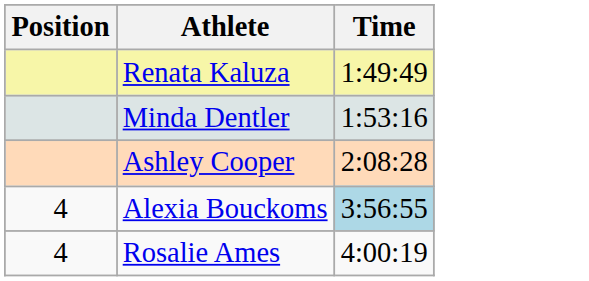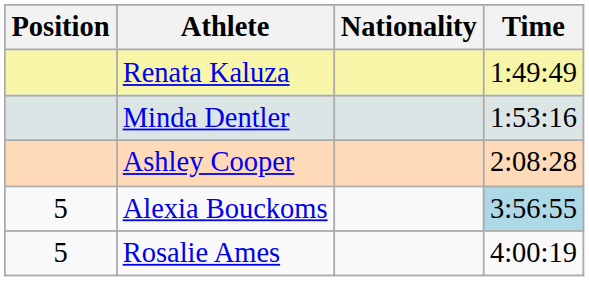+ column: (409, 27)
(61, 207) 4 -> (61, 207) 5
(61, 252) 4 -> (61, 252) 5
